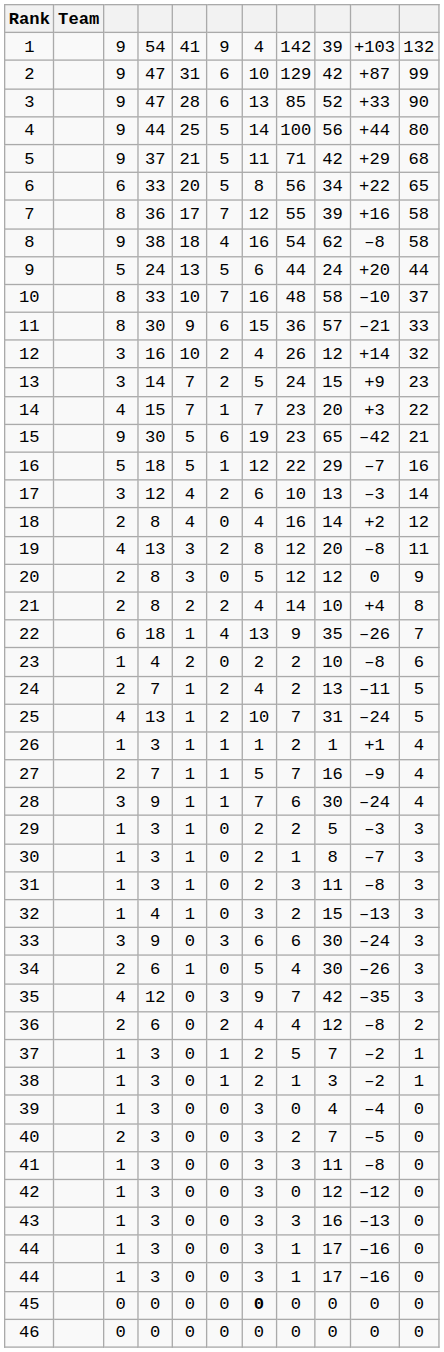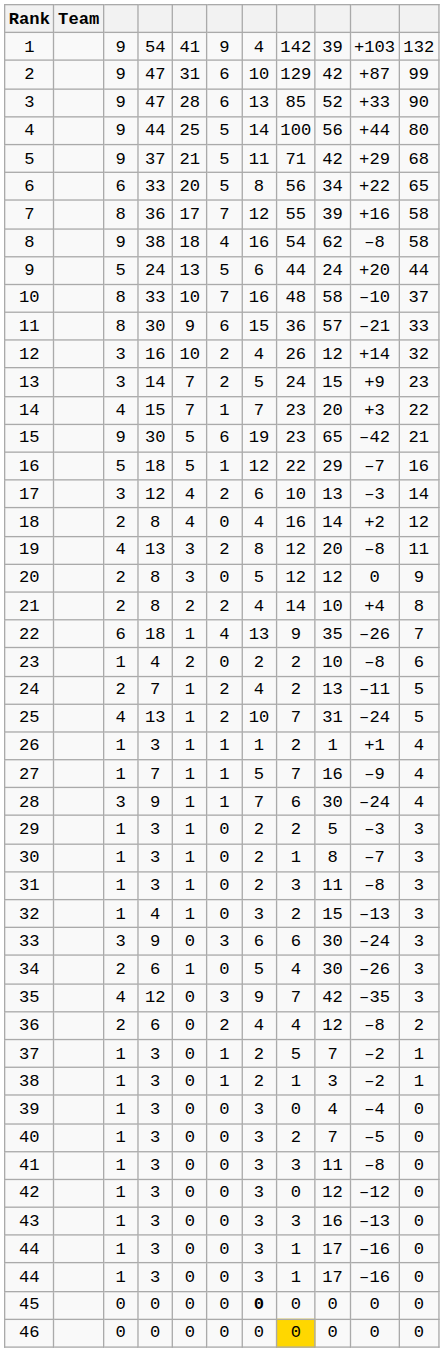(121, 774) 2 -> (121, 774) 1
(121, 1137) 2 -> (121, 1137) 1
(296, 1333) no background -> (296, 1333) gold background
